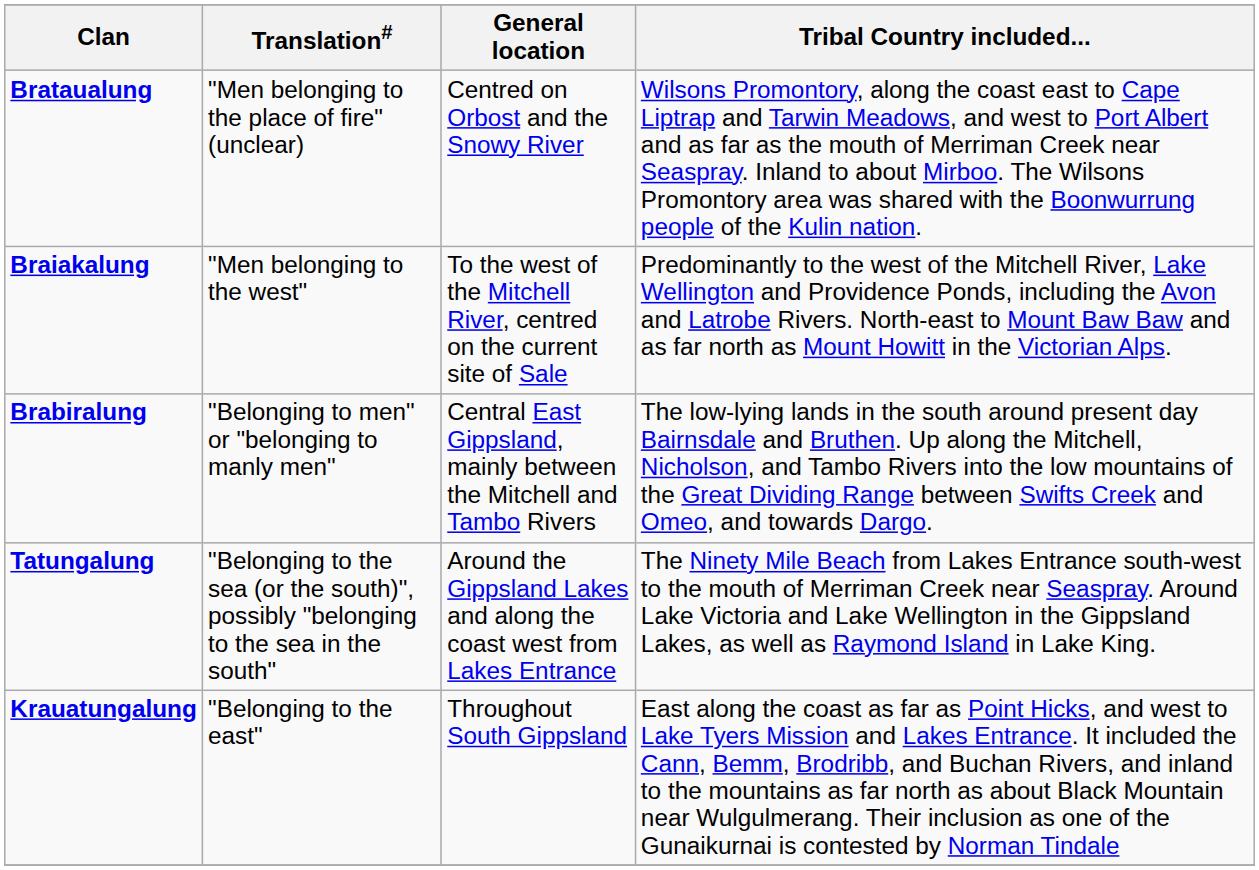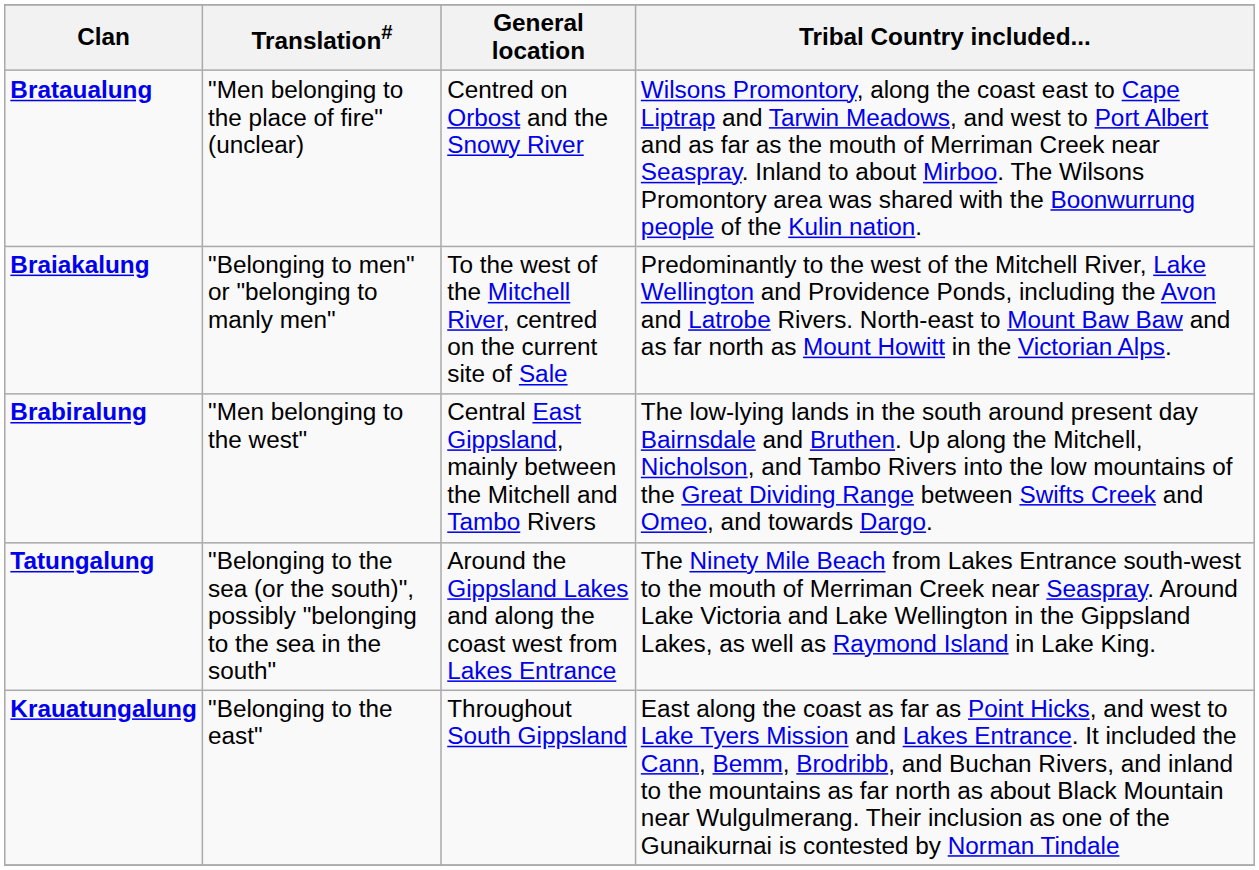(306, 278) "Men belonging to the west" -> (311, 292) "Belonging to men" or "belonging to manly men"
(311, 440) "Belonging to men" or "belonging to manly men" -> (306, 426) "Men belonging to the west"
